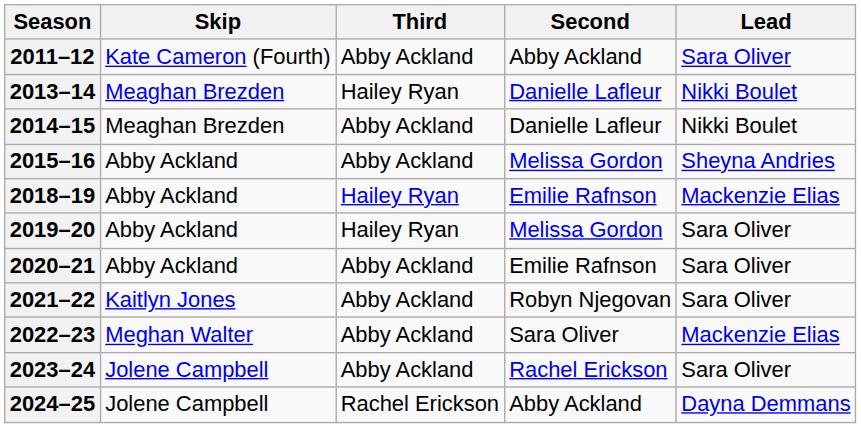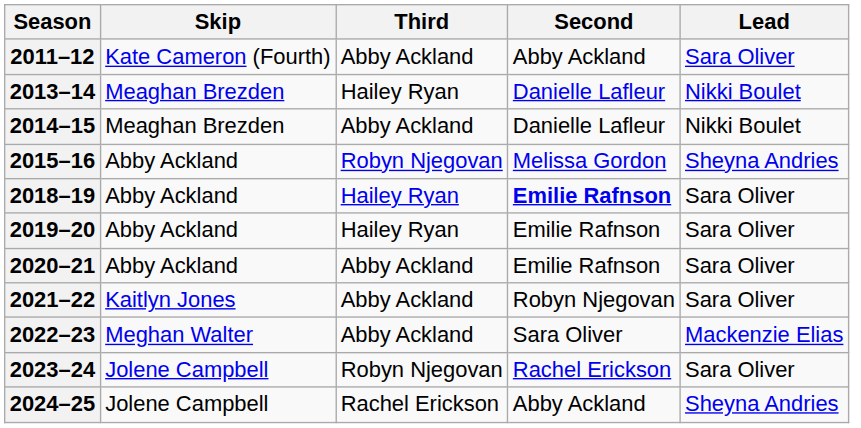(407, 160) Abby Ackland -> (422, 160) Robyn Njegovan
(583, 195) normal -> (592, 195) bold
(761, 195) Mackenzie Elias -> (740, 195) Sara Oliver
(586, 230) Melissa Gordon -> (587, 230) Emilie Rafnson
(407, 369) Abby Ackland -> (422, 369) Robyn Njegovan
(766, 404) Dayna Demmans -> (762, 404) Sheyna Andries
